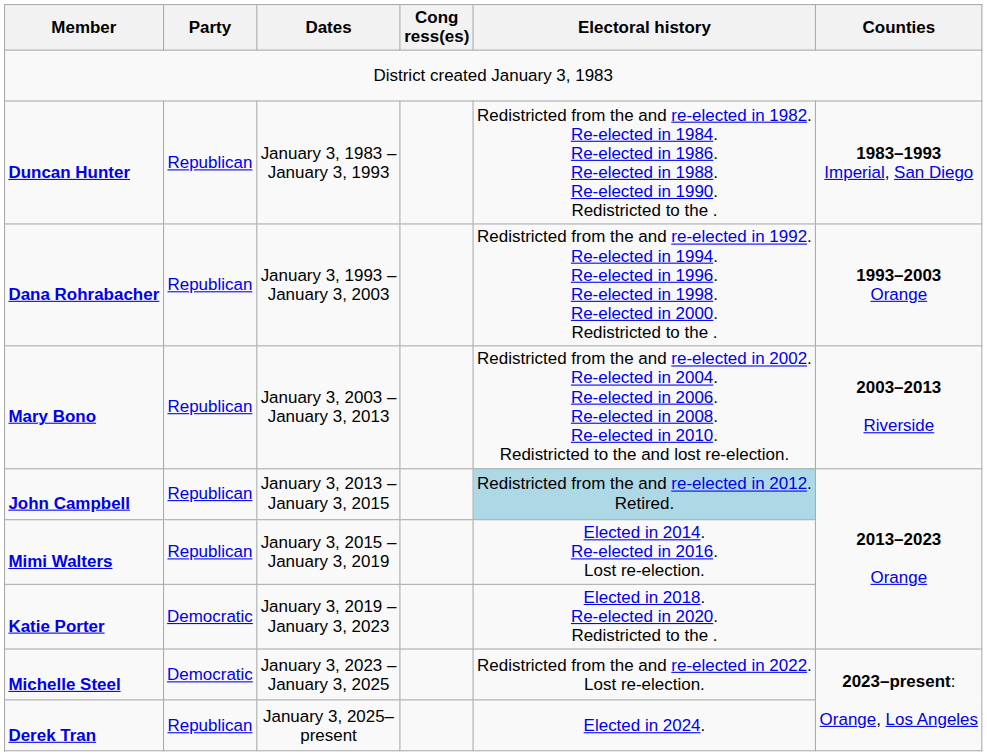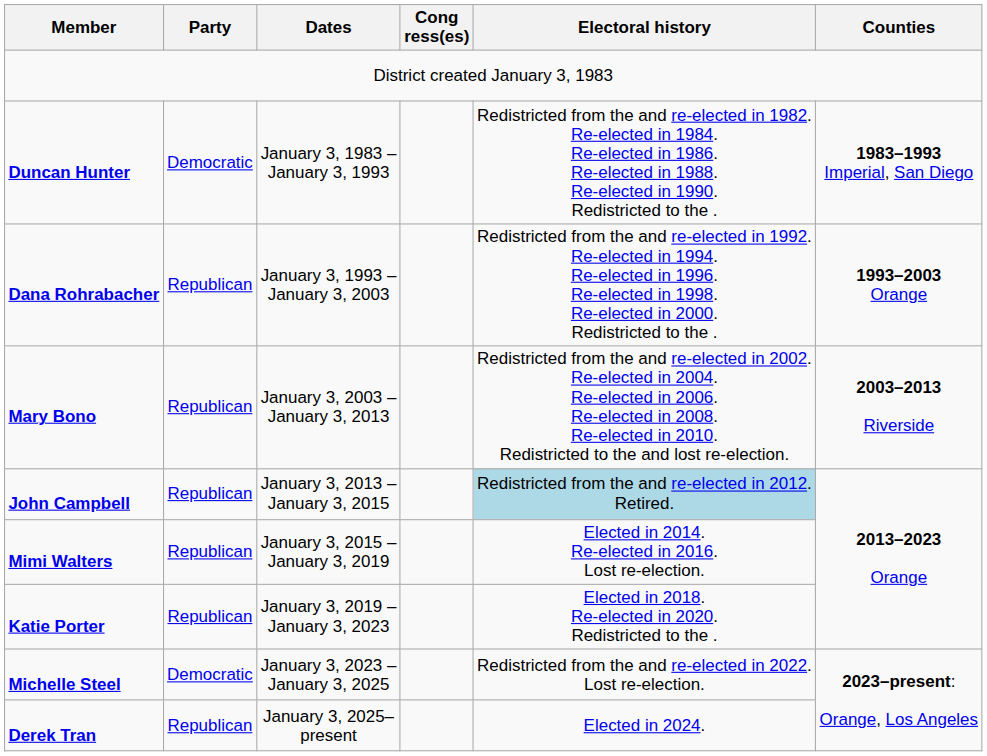(210, 162) Republican -> (210, 162) Democratic
(210, 616) Democratic -> (210, 616) Republican
